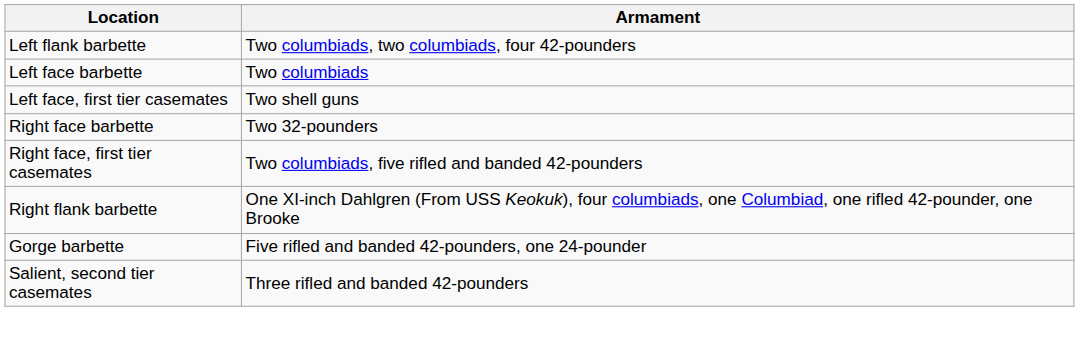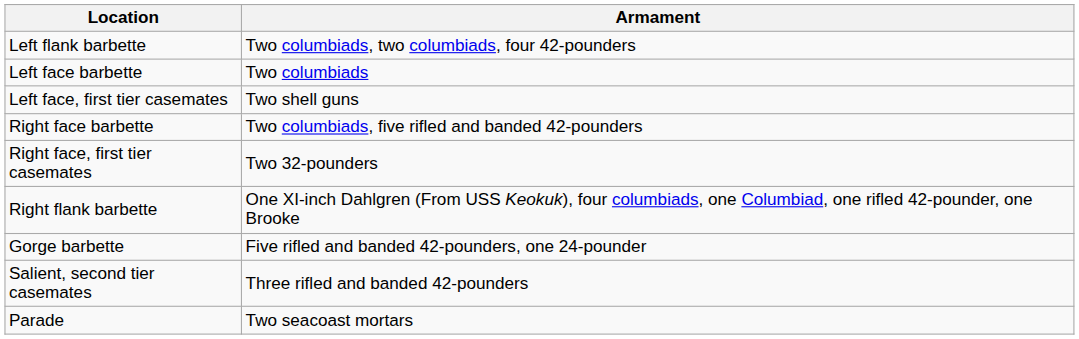(312, 126) Two 32-pounders -> (444, 126) Two columbiads, five rifled and banded 42-pounders
(444, 163) Two columbiads, five rifled and banded 42-pounders -> (312, 163) Two 32-pounders
+ row: (37, 320)
